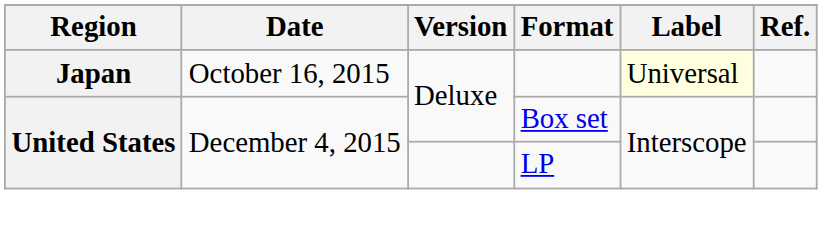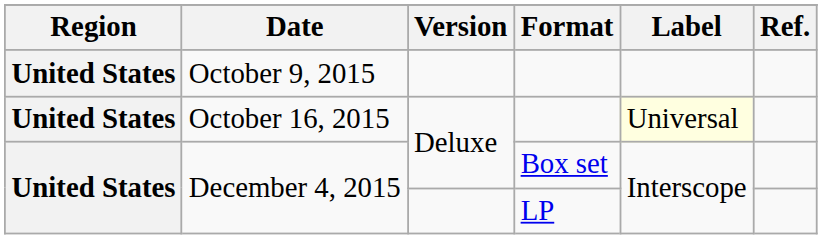+ row: (282, 73)
(94, 73) Japan -> (94, 118) United States
